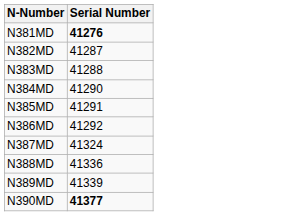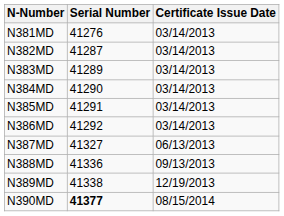+ column: (216, 13)
(86, 32) bold -> (86, 32) normal
(86, 70) 41288 -> (86, 70) 41289
(86, 145) 41324 -> (86, 145) 41327
(86, 182) 41339 -> (86, 182) 41338
